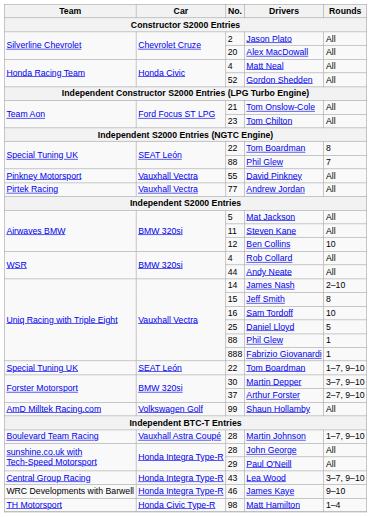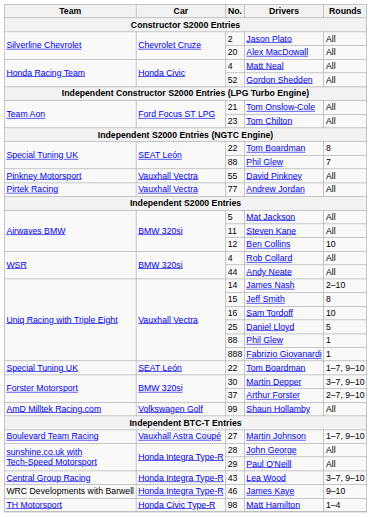(233, 436) 28 -> (233, 436) 27
